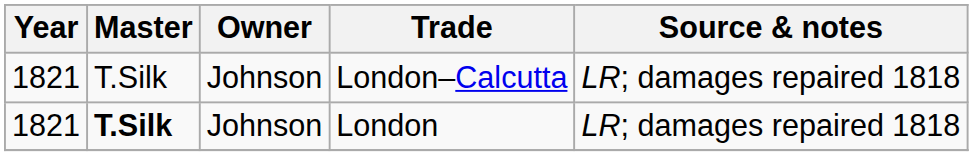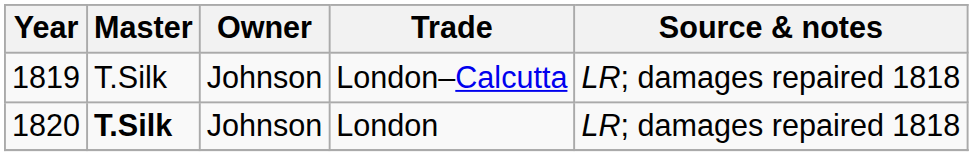(46, 77) 1821 -> (46, 77) 1819
(46, 125) 1821 -> (46, 125) 1820
